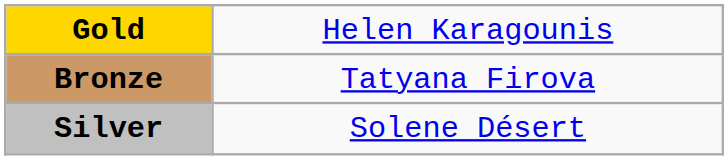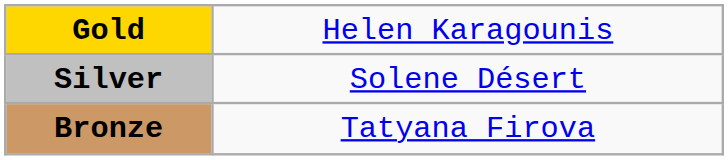rows swapped: (109, 129) <-> (109, 79)
